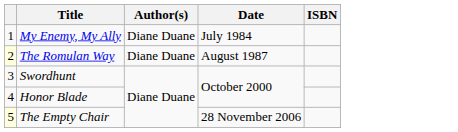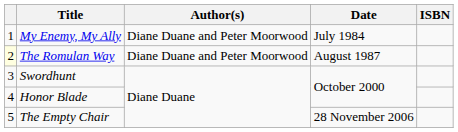(161, 35) Diane Duane -> (217, 35) Diane Duane and Peter Moorwood
(161, 55) Diane Duane -> (217, 55) Diane Duane and Peter Moorwood
(11, 117) lightyellow background -> (11, 117) no background
